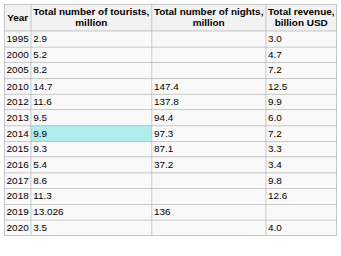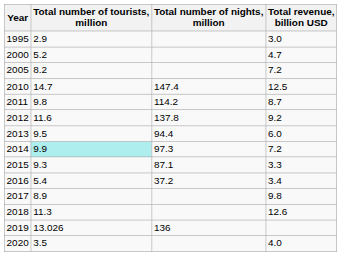+ row: (17, 102)
(275, 102) 9.9 -> (275, 117) 9.2
(40, 180) 8.6 -> (40, 196) 8.9
